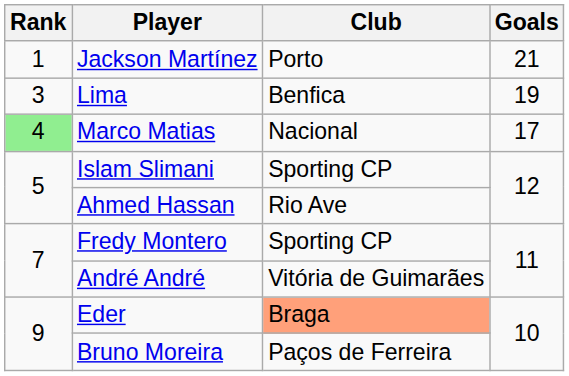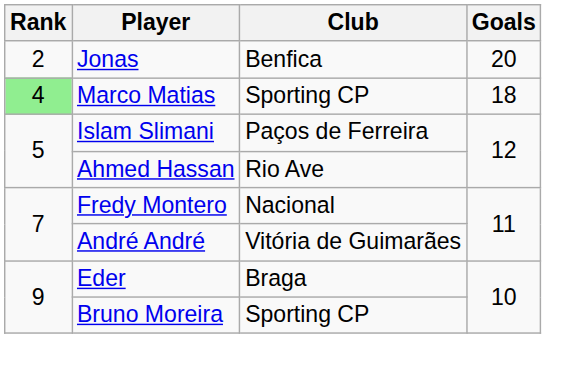- row: (167, 59)
+ row: (108, 59)
- row: (102, 95)
(313, 132) Nacional -> (307, 95) Sporting CP
(527, 132) 17 -> (504, 95) 18
(330, 168) Sporting CP -> (337, 132) Paços de Ferreira
(330, 242) Sporting CP -> (290, 205) Nacional
(299, 315) lightsalmon background -> (276, 278) no background
(360, 351) Paços de Ferreira -> (307, 315) Sporting CP
